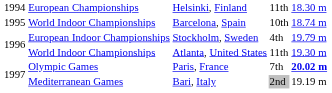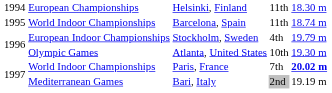(279, 22) 10th -> (279, 22) 11th
(92, 52) World Indoor Championships -> (63, 52) Olympic Games
(279, 52) 11th -> (279, 52) 10th
(63, 67) Olympic Games -> (92, 67) World Indoor Championships
